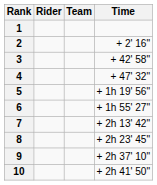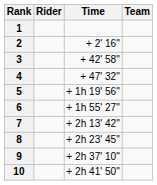columns swapped: (79, 12) <-> (123, 12)
